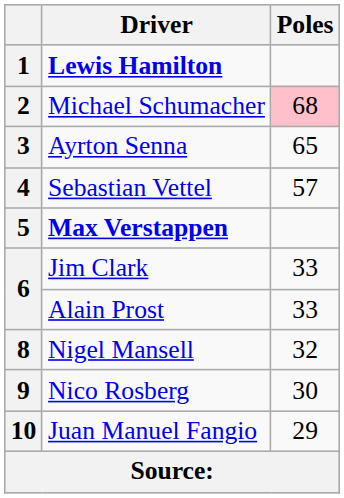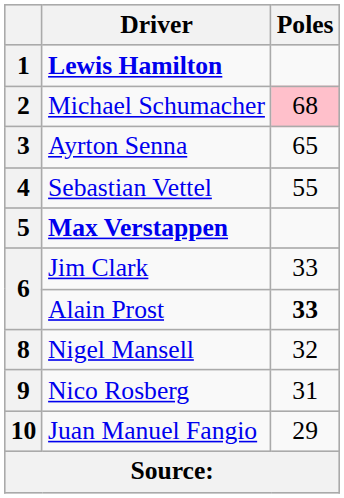(305, 187) 57 -> (305, 187) 55
(305, 308) normal -> (305, 308) bold
(305, 390) 30 -> (305, 390) 31
